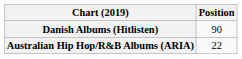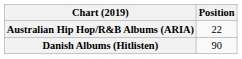rows swapped: (100, 45) <-> (100, 29)
